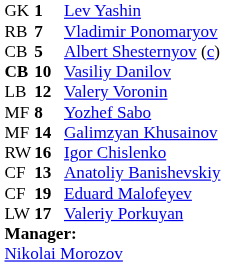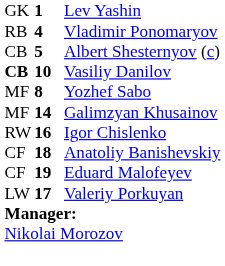(39, 31) 7 -> (39, 31) 4
- row: (116, 91)
(43, 172) 13 -> (43, 152) 18
